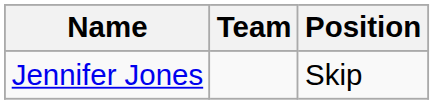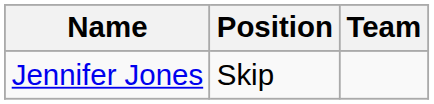columns swapped: (363, 27) <-> (254, 27)
